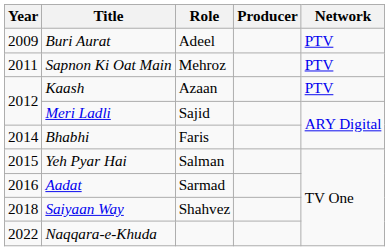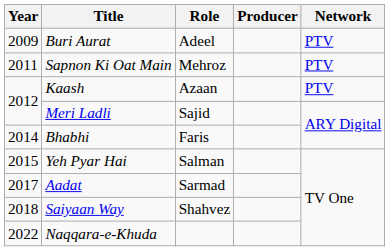(23, 185) 2016 -> (23, 185) 2017
